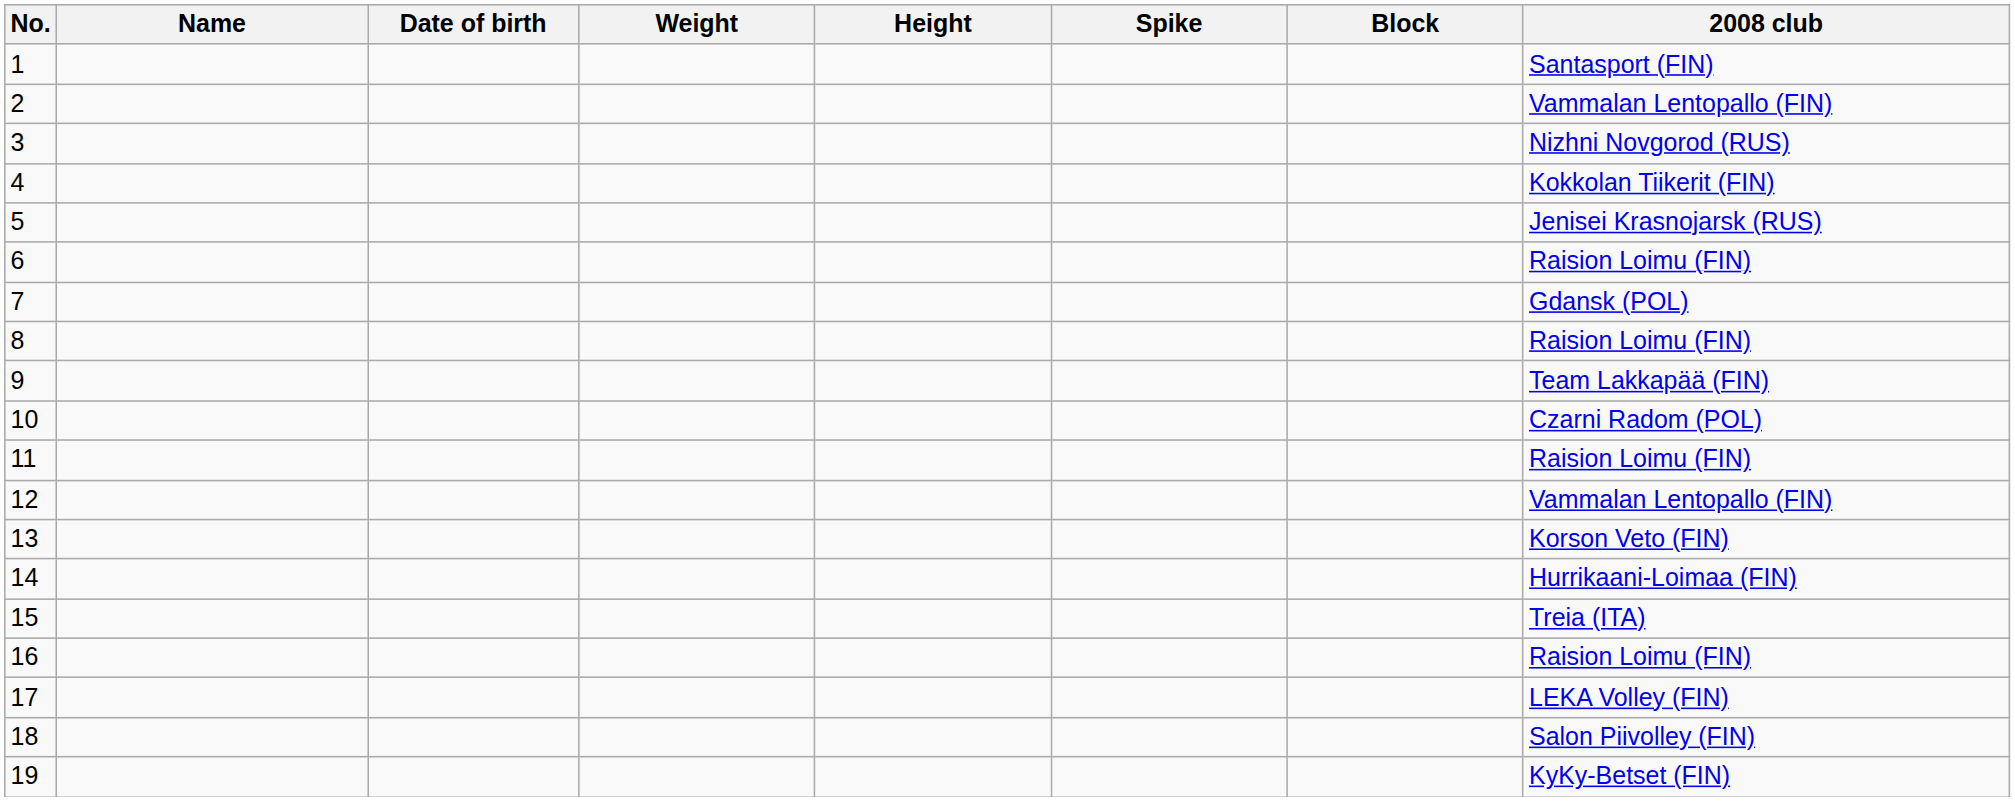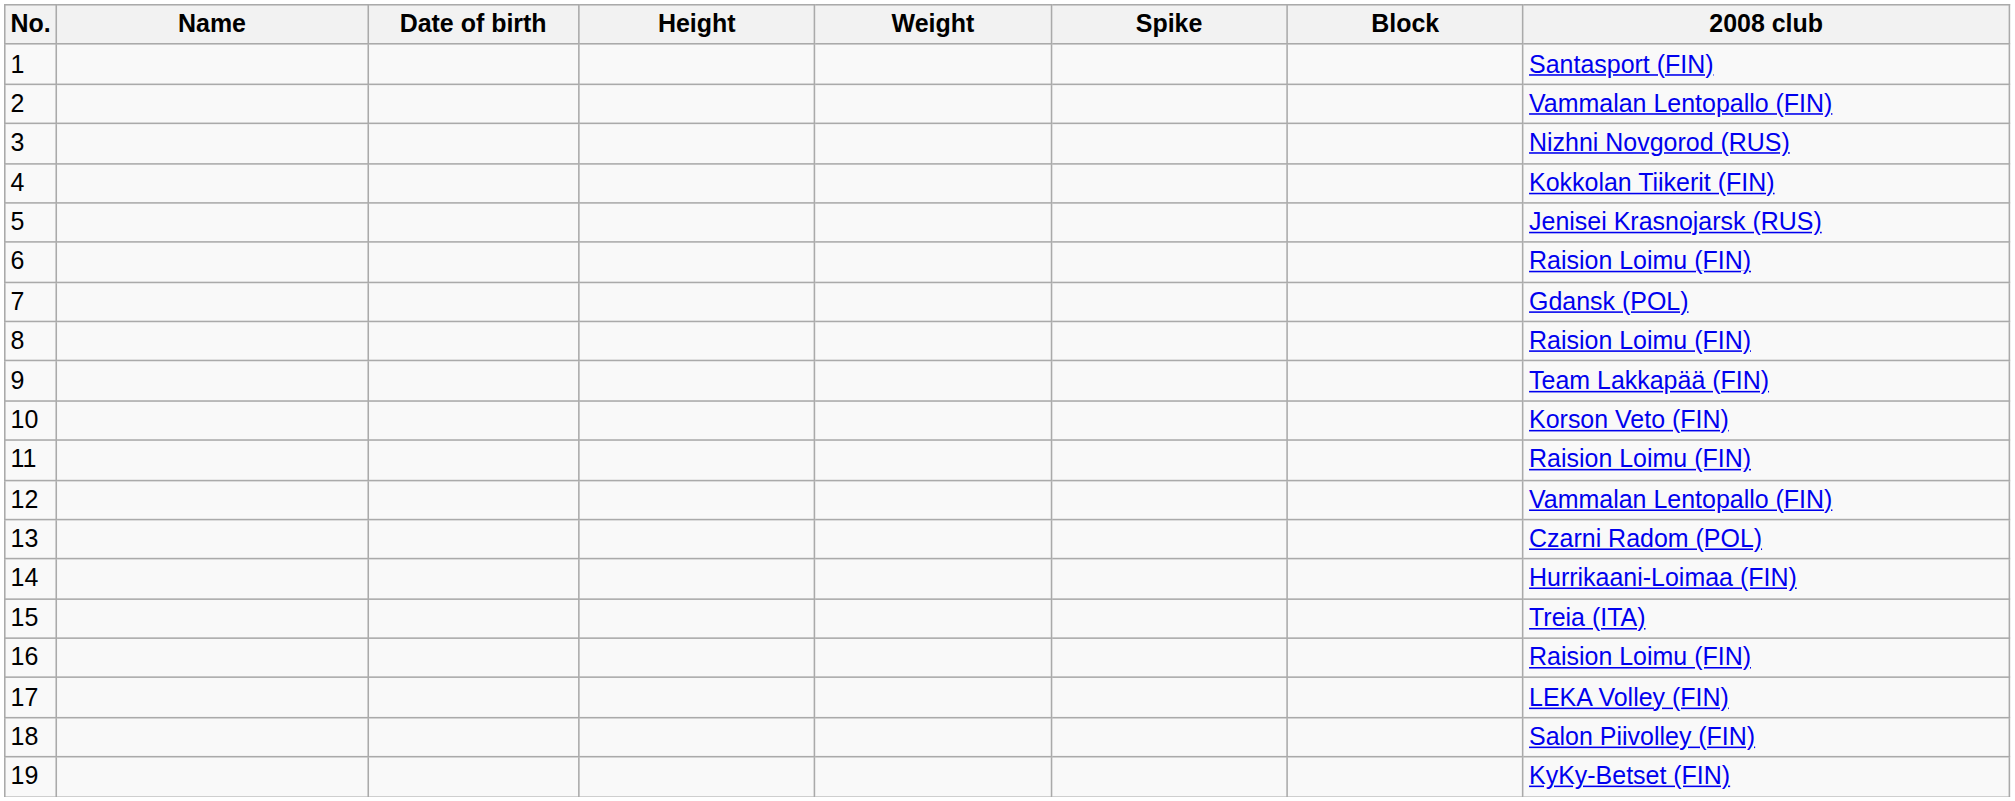columns swapped: (933, 24) <-> (697, 24)
(1646, 420) Czarni Radom (POL) -> (1629, 420) Korson Veto (FIN)
(1629, 538) Korson Veto (FIN) -> (1646, 538) Czarni Radom (POL)
